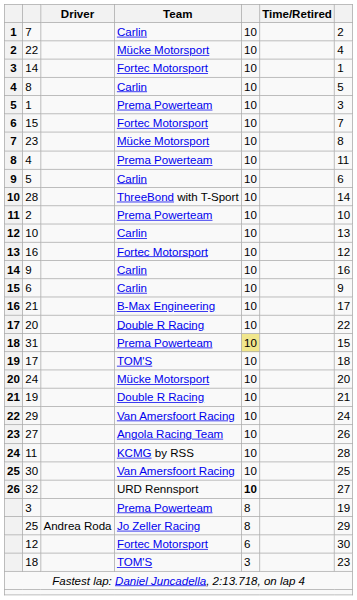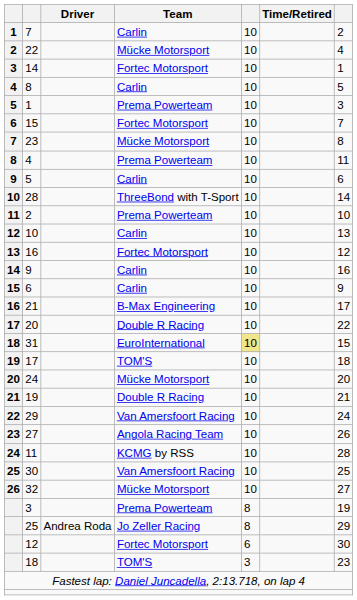(165, 343) Prema Powerteam -> (161, 343) EuroInternational
(158, 489) URD Rennsport -> (163, 489) Mücke Motorsport
(250, 489) bold -> (250, 489) normal
